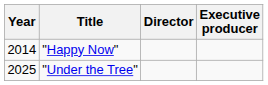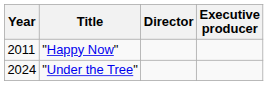(22, 49) 2014 -> (21, 49) 2011
(22, 70) 2025 -> (22, 70) 2024
